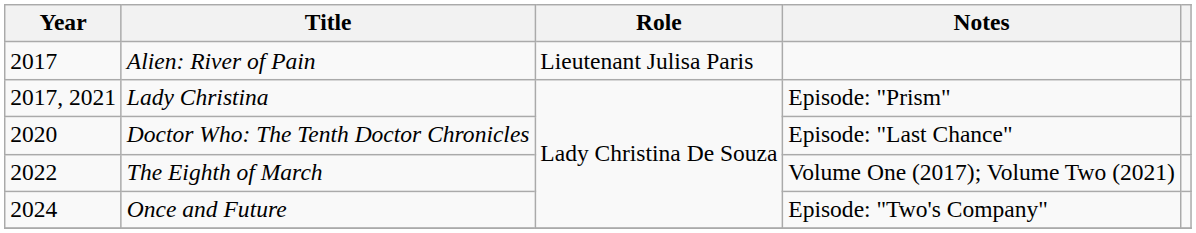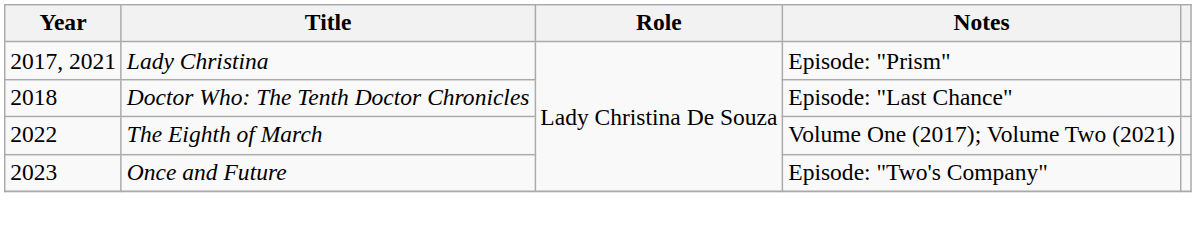- row: (221, 60)
(34, 135) 2020 -> (34, 97) 2018
(34, 209) 2024 -> (34, 172) 2023
